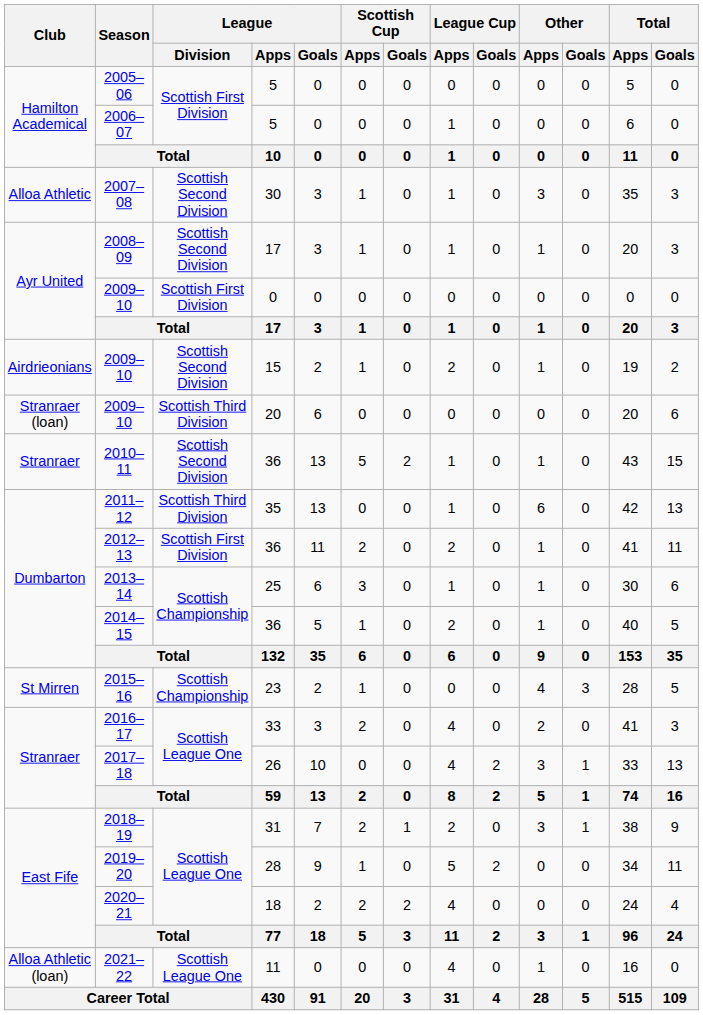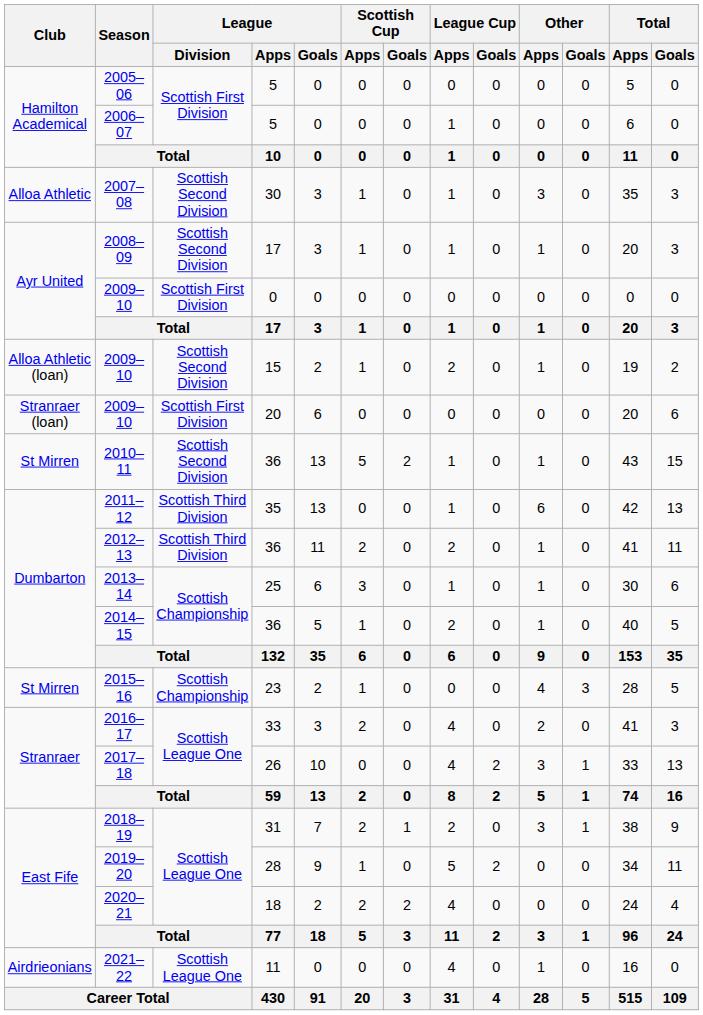(50, 367) Airdrieonians -> (50, 367) Alloa Athletic (loan)
(202, 414) Scottish Third Division -> (202, 414) Scottish First Division
(50, 461) Stranraer -> (50, 461) St Mirren
(202, 547) Scottish First Division -> (202, 547) Scottish Third Division
(50, 967) Alloa Athletic (loan) -> (50, 967) Airdrieonians
